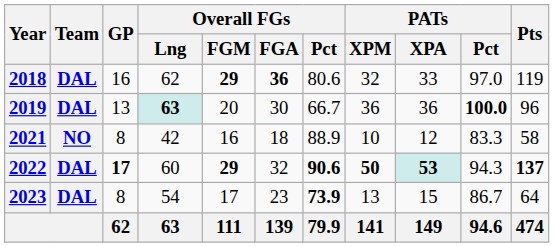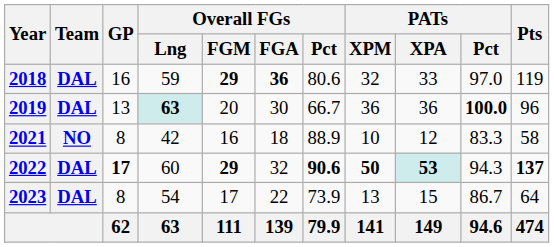(170, 78) 62 -> (170, 78) 59
(279, 197) 23 -> (279, 197) 22
(324, 197) bold -> (324, 197) normal
